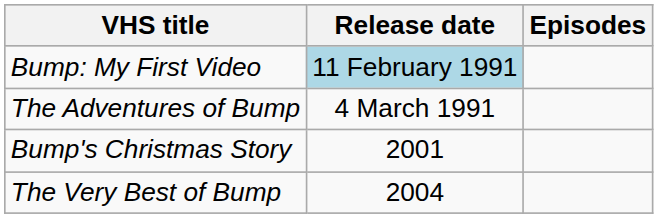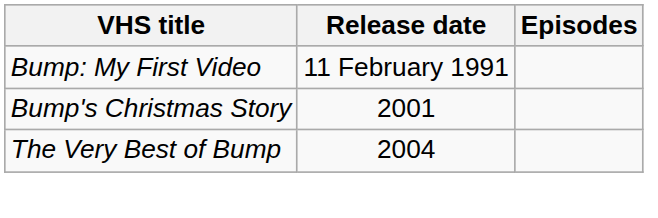(415, 66) lightblue background -> (406, 66) no background
- row: (156, 108)
